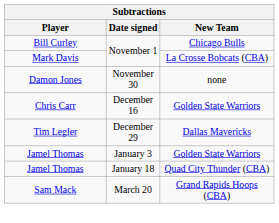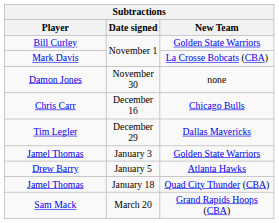(217, 43) Chicago Bulls -> (217, 43) Golden State Warriors
(217, 106) Golden State Warriors -> (217, 106) Chicago Bulls
+ row: (55, 169)
